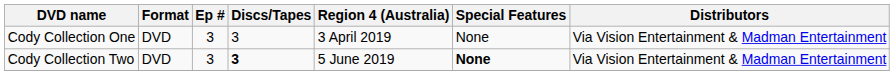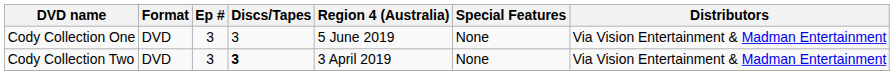(355, 37) 3 April 2019 -> (356, 37) 5 June 2019
(356, 59) 5 June 2019 -> (355, 59) 3 April 2019
(473, 59) bold -> (472, 59) normal
